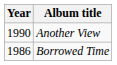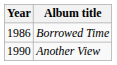rows swapped: (73, 51) <-> (68, 32)
